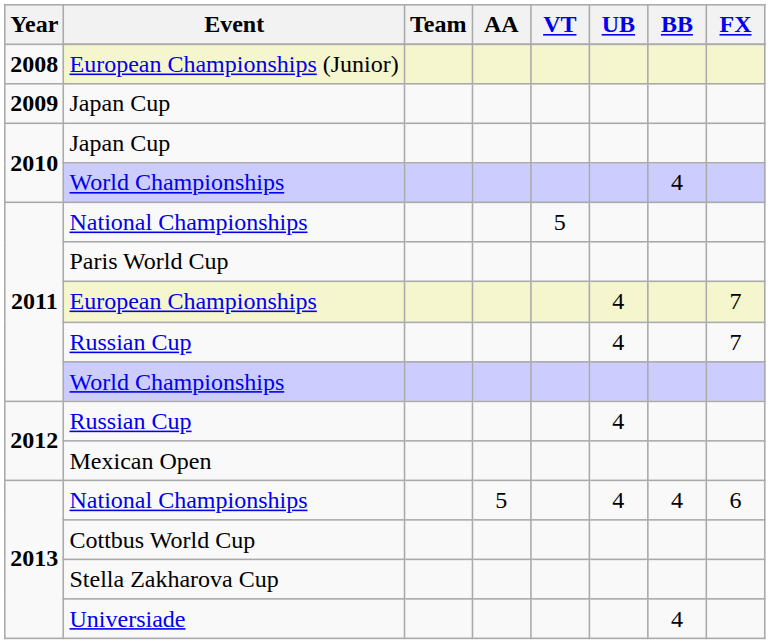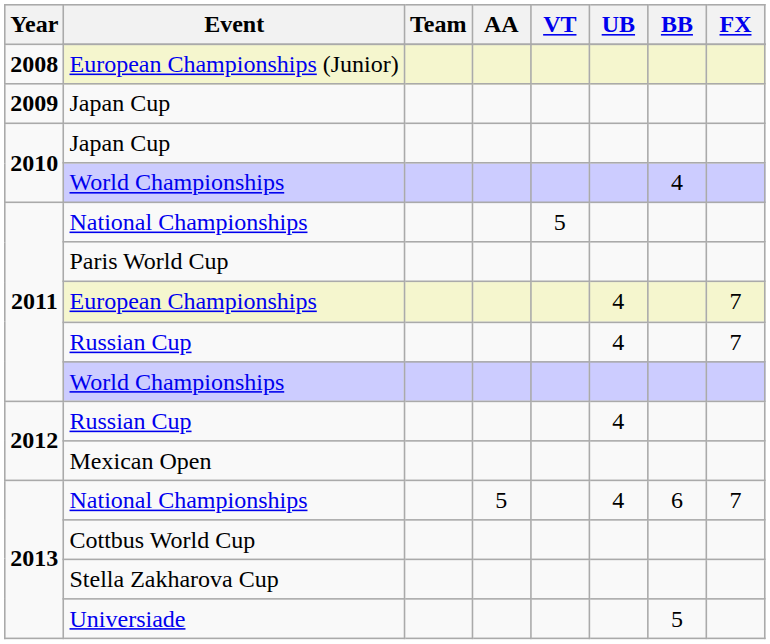(677, 499) 4 -> (677, 499) 6
(735, 499) 6 -> (735, 499) 7
(677, 618) 4 -> (677, 618) 5
